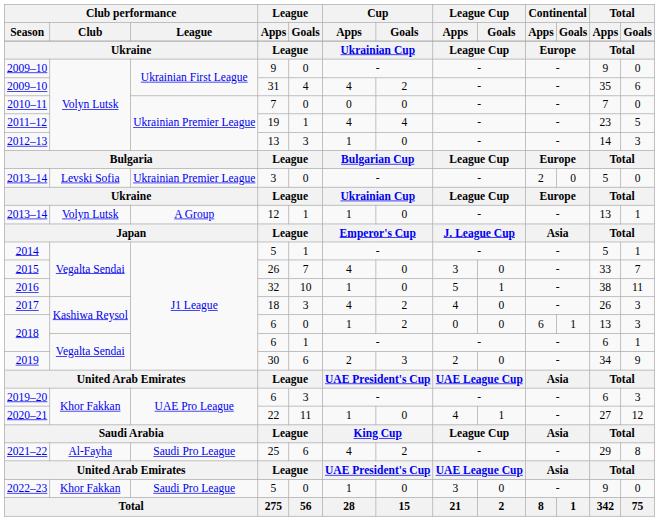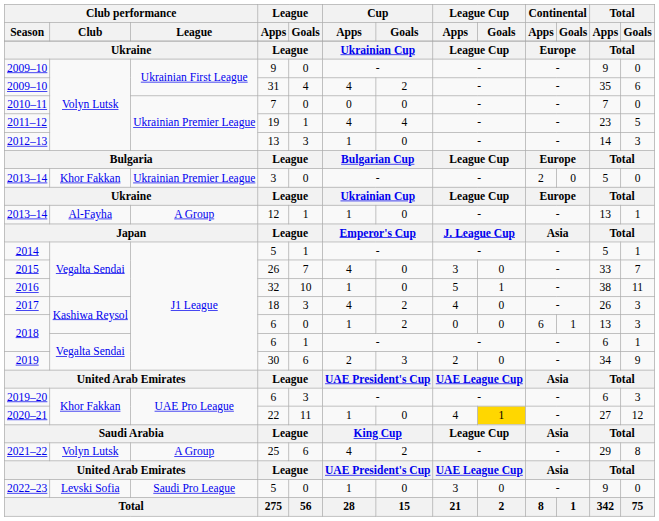(90, 178) Levski Sofia -> (90, 178) Khor Fakkan
(90, 214) Volyn Lutsk -> (90, 214) Al-Fayha
(501, 415) no background -> (501, 415) gold background
(90, 452) Al-Fayha -> (90, 452) Volyn Lutsk
(194, 452) Saudi Pro League -> (194, 452) A Group
(90, 488) Khor Fakkan -> (90, 488) Levski Sofia
